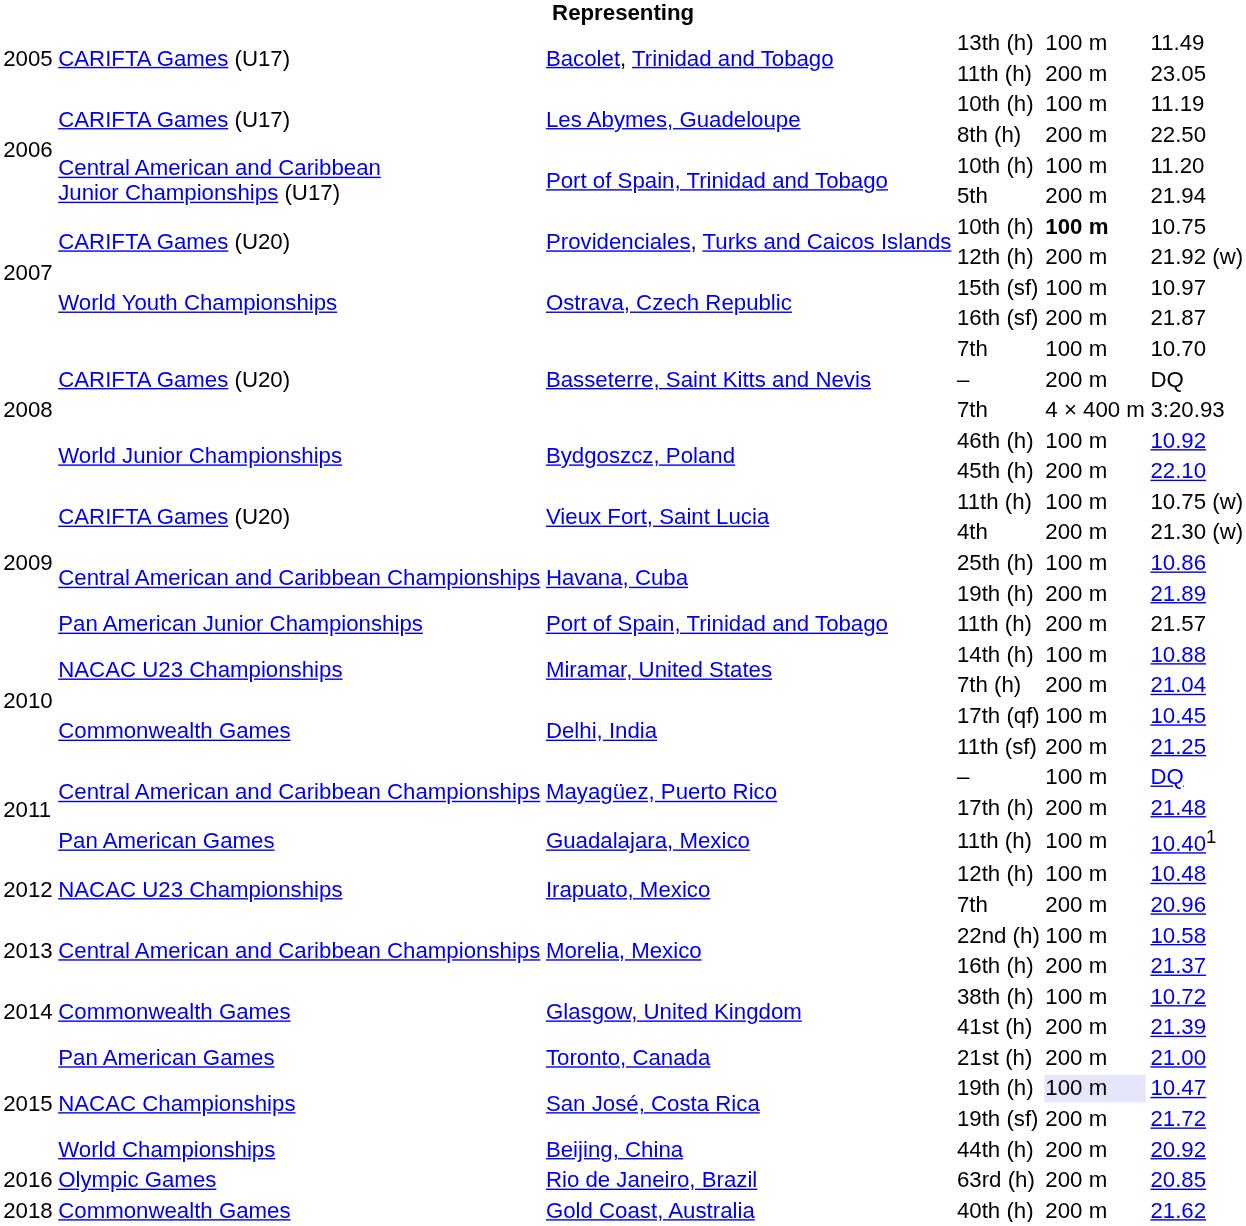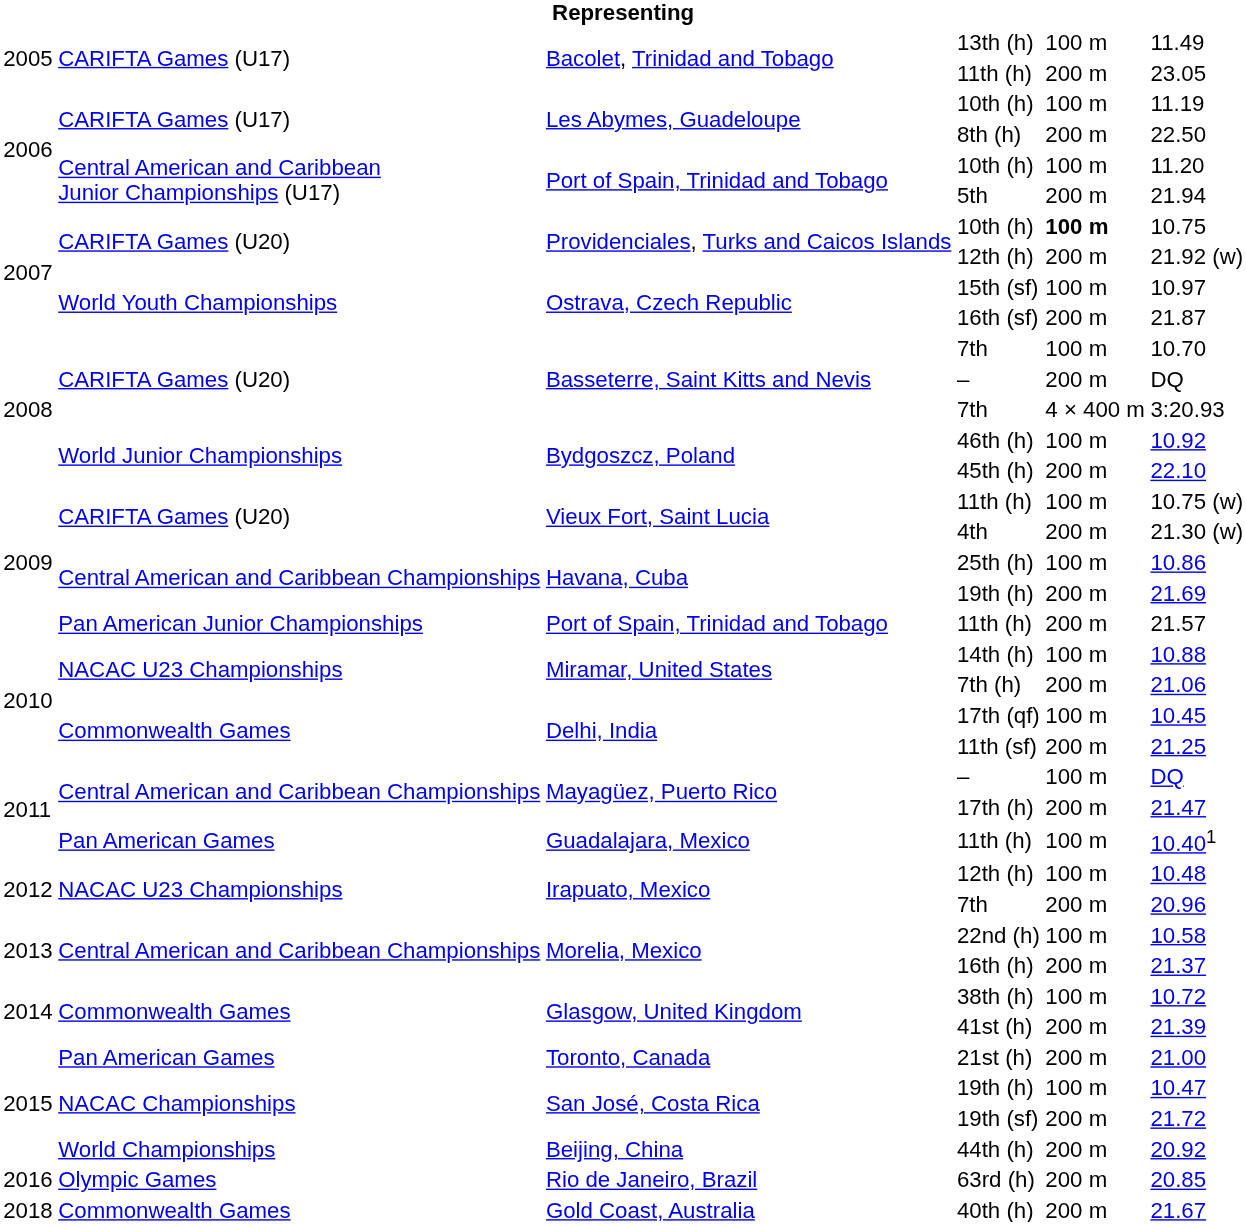(1178, 593) 21.89 -> (1178, 593) 21.69
(1178, 685) 21.04 -> (1178, 685) 21.06
(1178, 807) 21.48 -> (1178, 807) 21.47
(1076, 1088) lavender background -> (1076, 1088) no background
(1178, 1211) 21.62 -> (1178, 1211) 21.67
